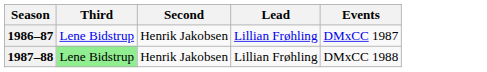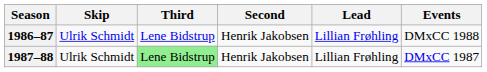+ column: (97, 14)
(361, 35) DMxCC 1987 -> (442, 35) DMxCC 1988
(361, 56) DMxCC 1988 -> (442, 56) DMxCC 1987
